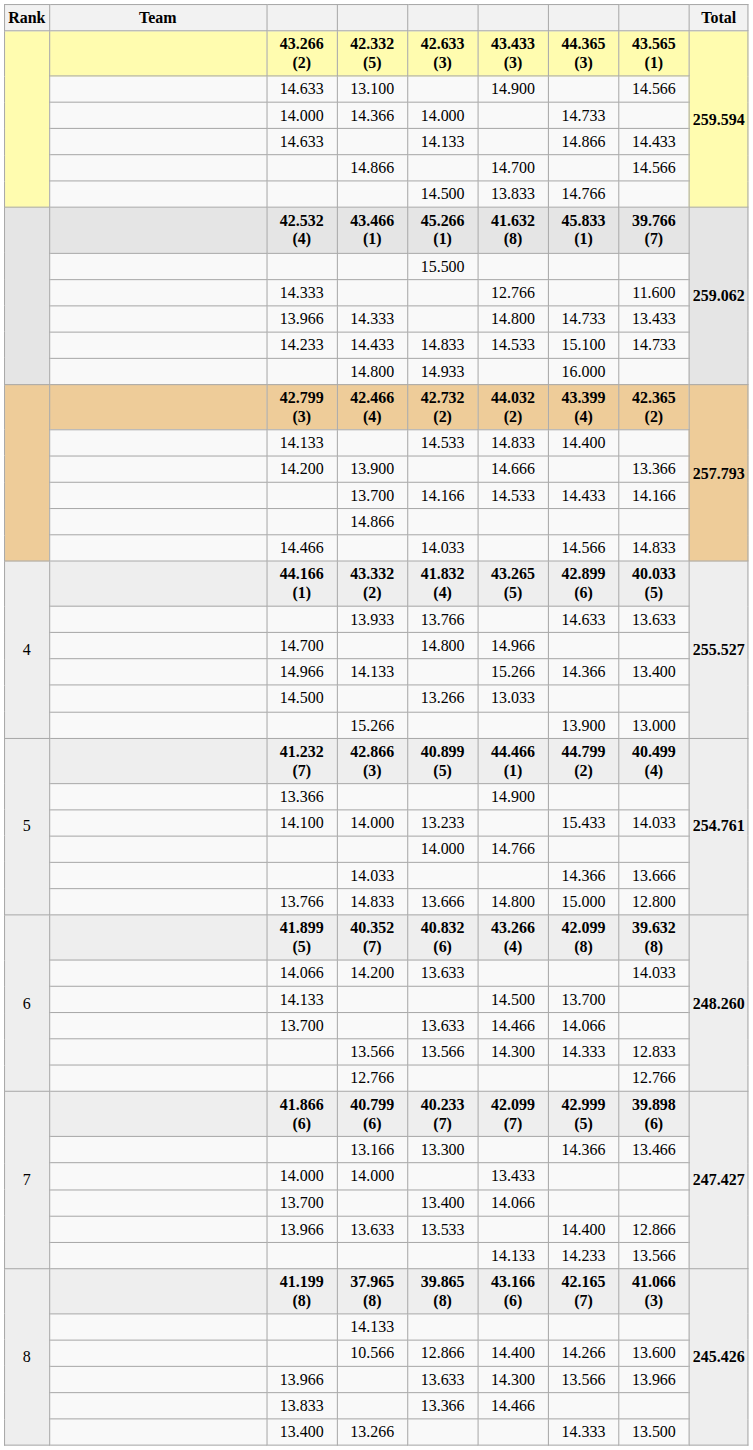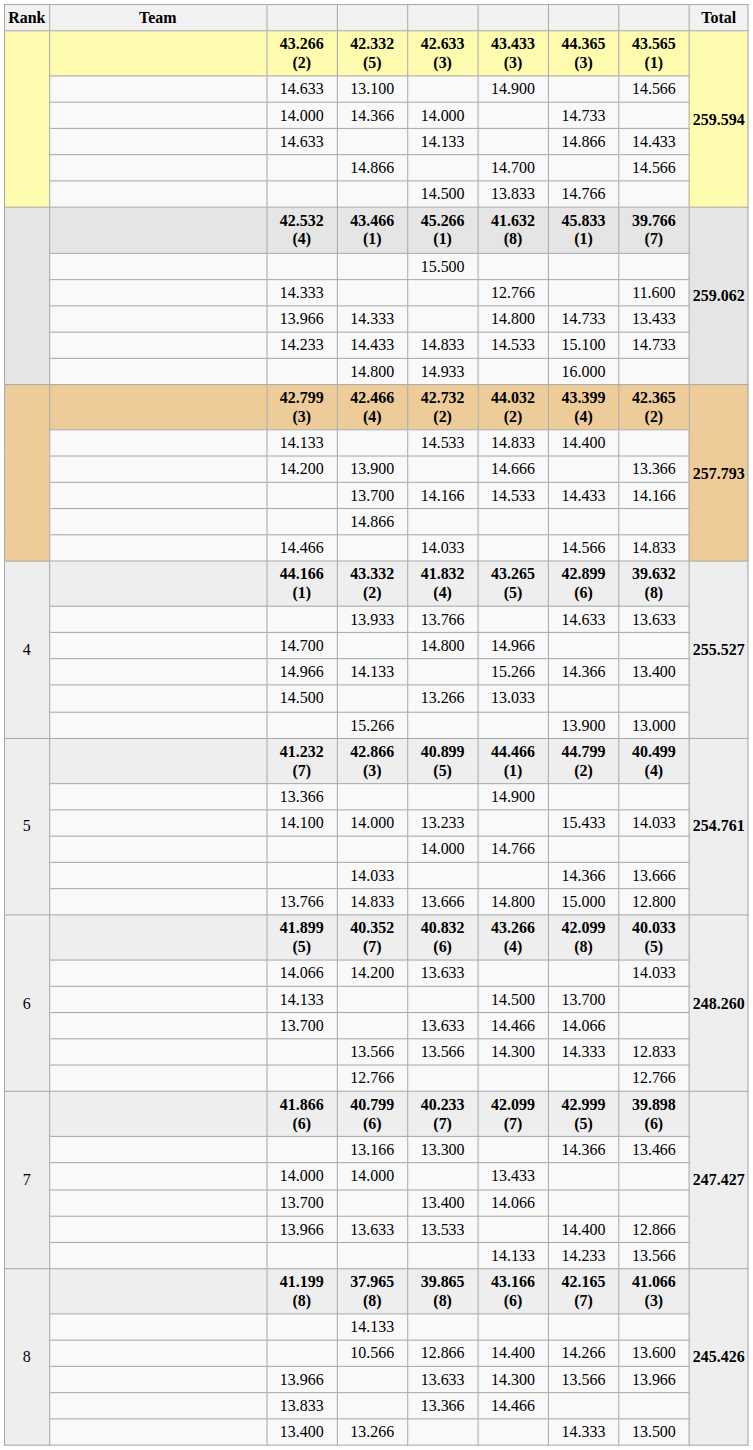(654, 583) 40.033 (5) -> (654, 583) 39.632 (8)
(654, 937) 39.632 (8) -> (654, 937) 40.033 (5)
